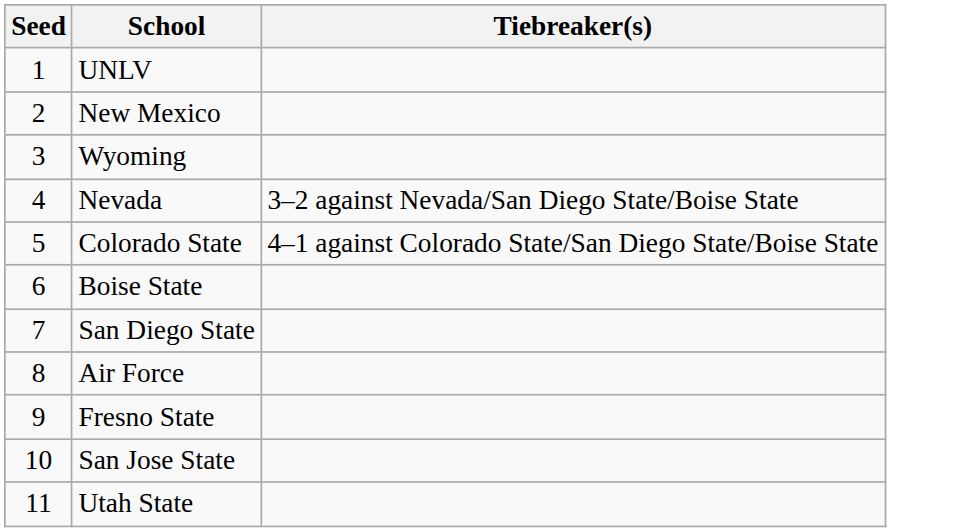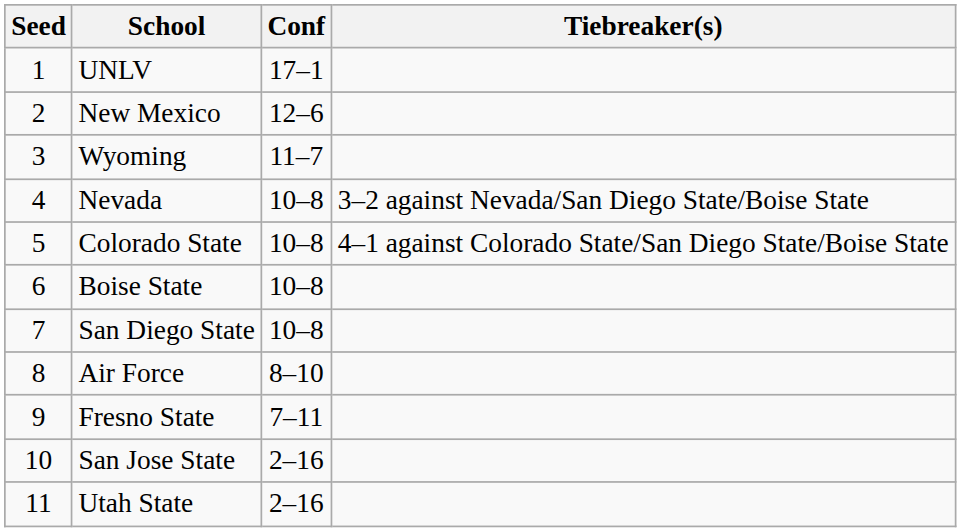+ column: (296, 26)
